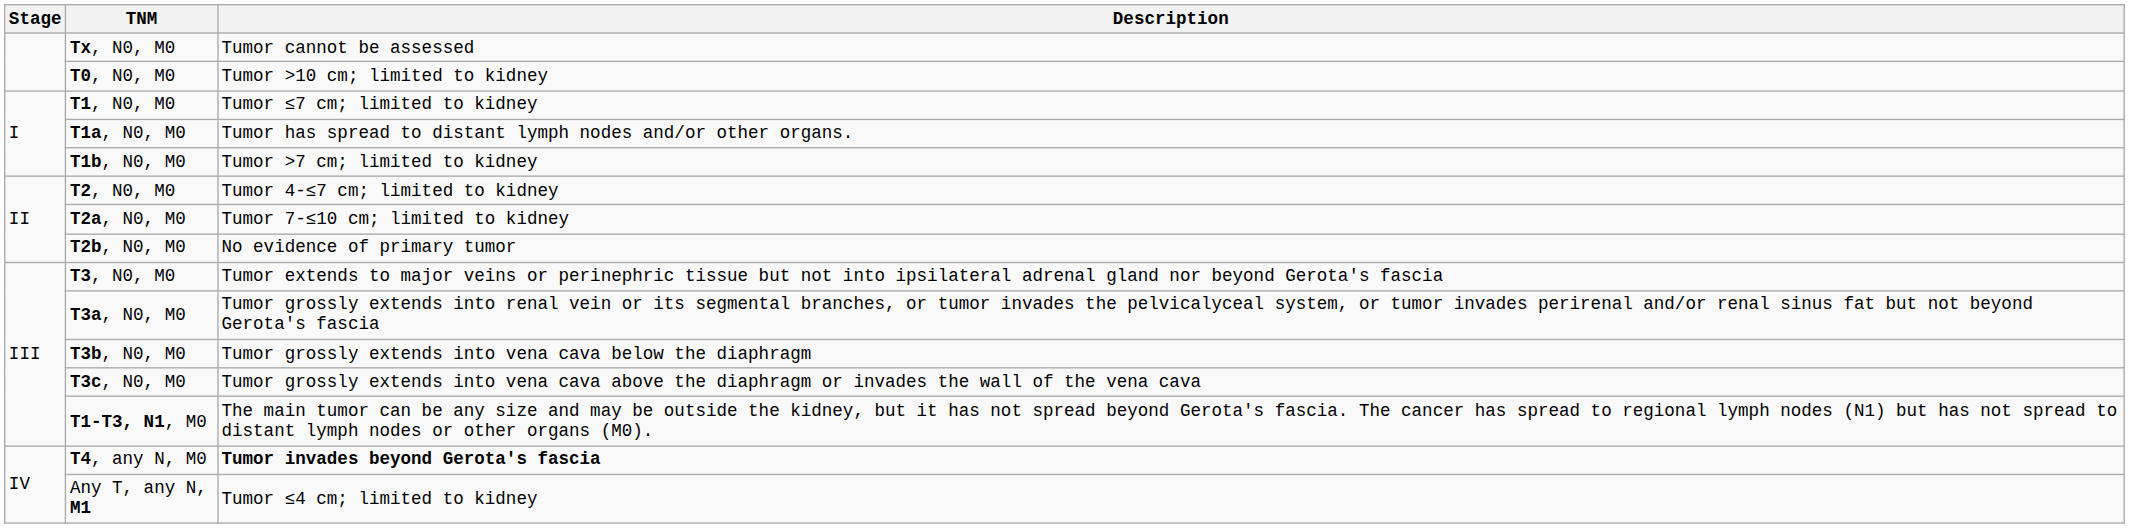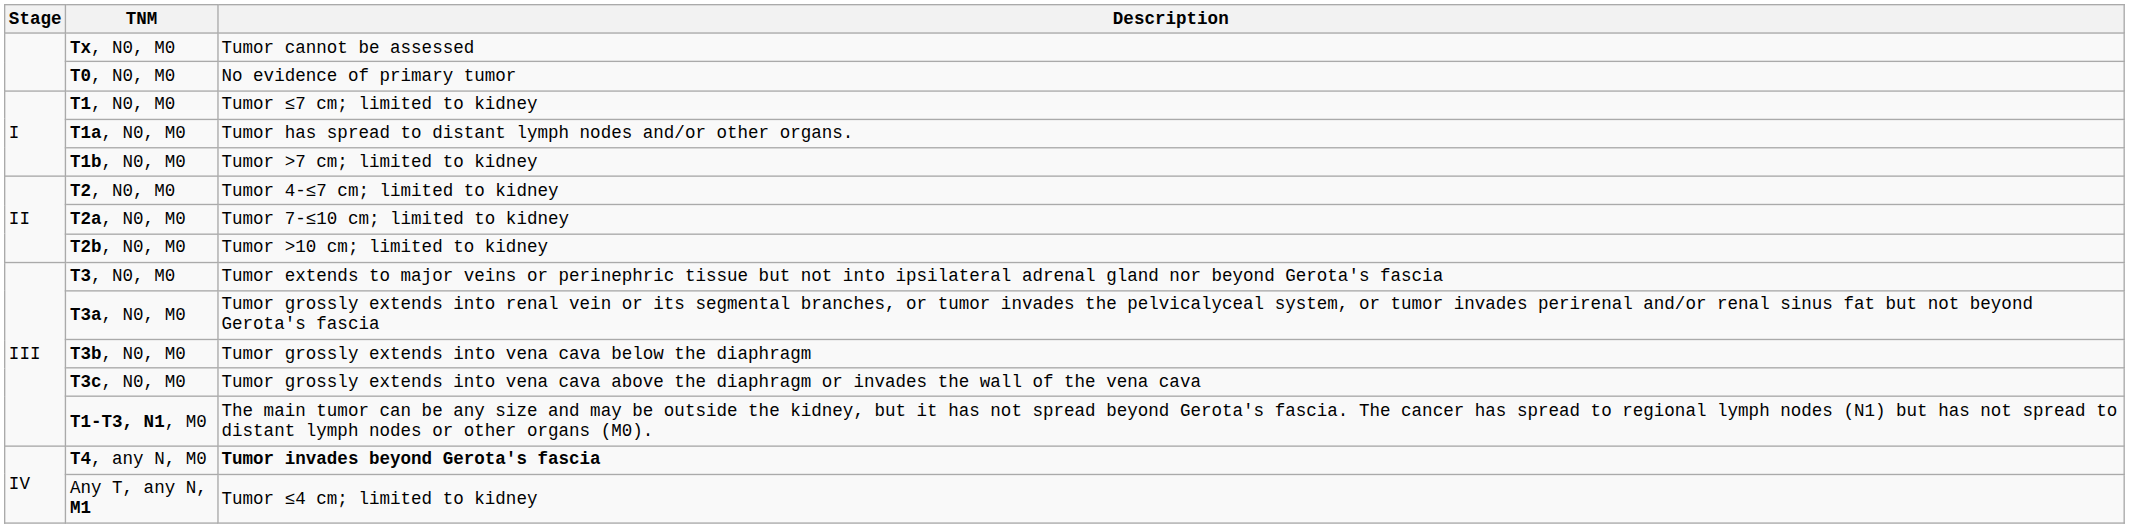(385, 76) Tumor >10 cm; limited to kidney -> (369, 76) No evidence of primary tumor
(369, 248) No evidence of primary tumor -> (385, 248) Tumor >10 cm; limited to kidney
